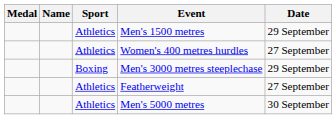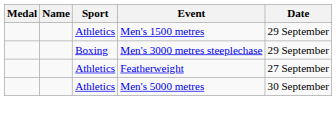- row: (184, 50)
